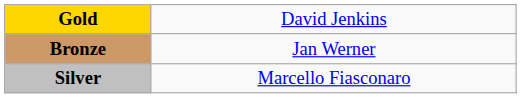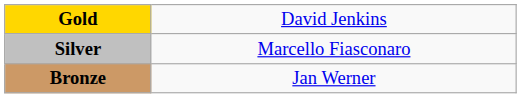rows swapped: (78, 78) <-> (78, 48)
